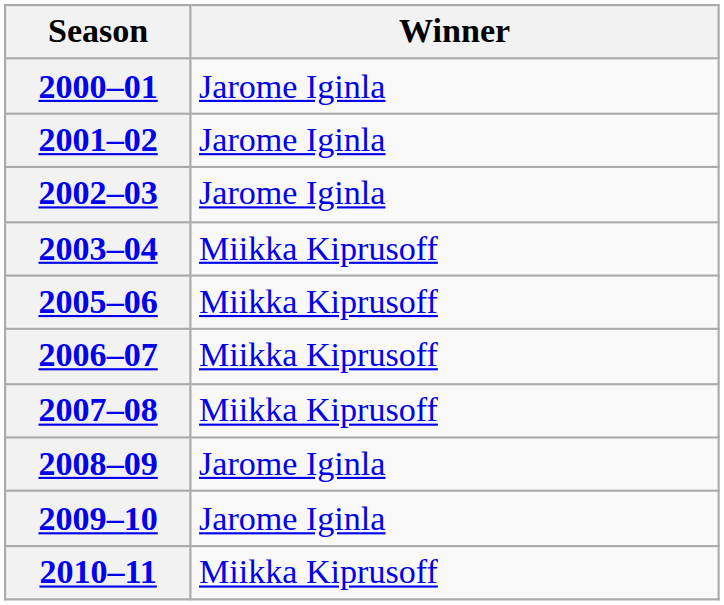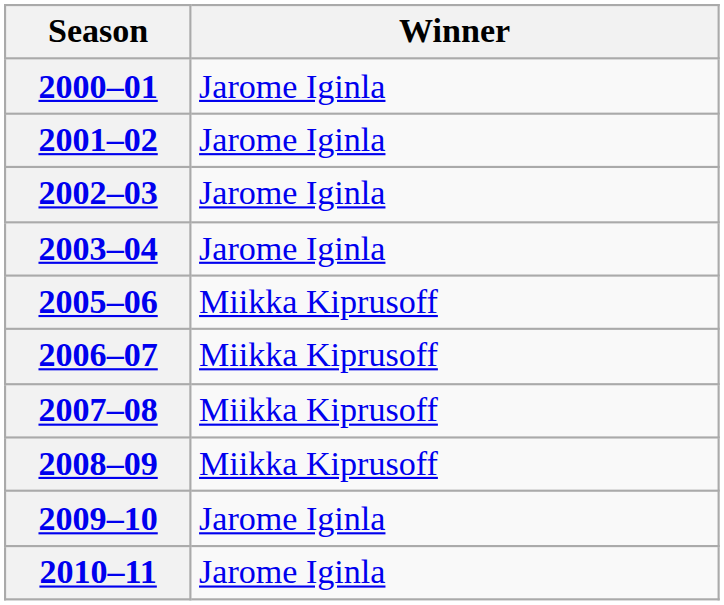(318, 247) Miikka Kiprusoff -> (292, 247) Jarome Iginla
(292, 463) Jarome Iginla -> (318, 463) Miikka Kiprusoff
(318, 572) Miikka Kiprusoff -> (292, 572) Jarome Iginla
